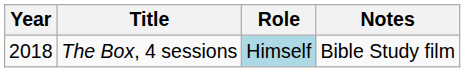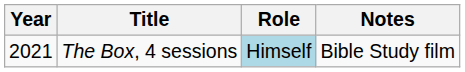(31, 50) 2018 -> (31, 50) 2021
